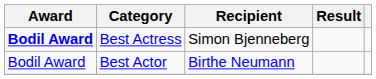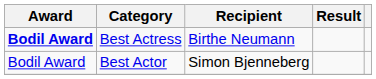(249, 39) Simon Bjenneberg -> (241, 39) Birthe Neumann
(241, 62) Birthe Neumann -> (249, 62) Simon Bjenneberg
